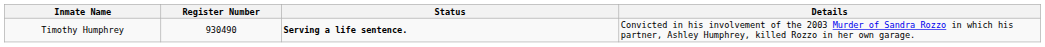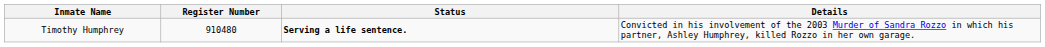(221, 30) 930490 -> (221, 30) 910480
